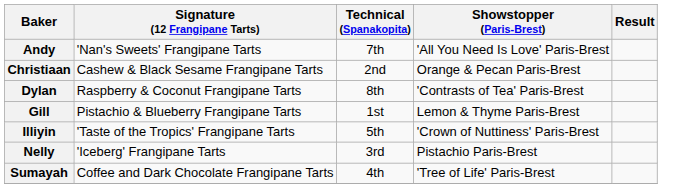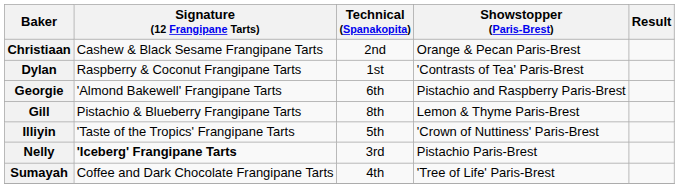- row: (39, 49)
(375, 91) 8th -> (375, 70) 1st
+ row: (39, 91)
(375, 111) 1st -> (375, 111) 8th
(151, 152) normal -> (157, 152) bold
